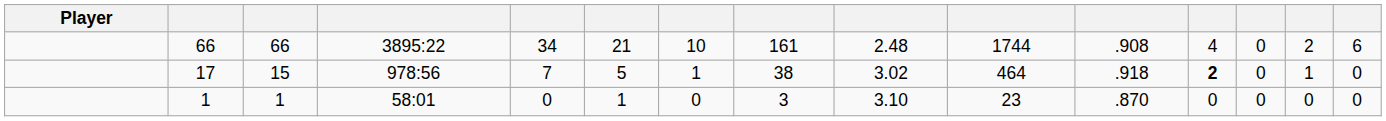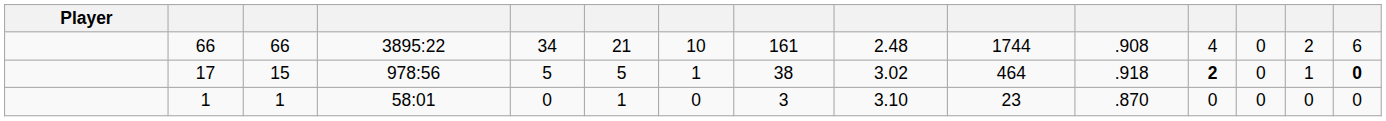(547, 73) 7 -> (547, 73) 5
(1357, 73) normal -> (1357, 73) bold
